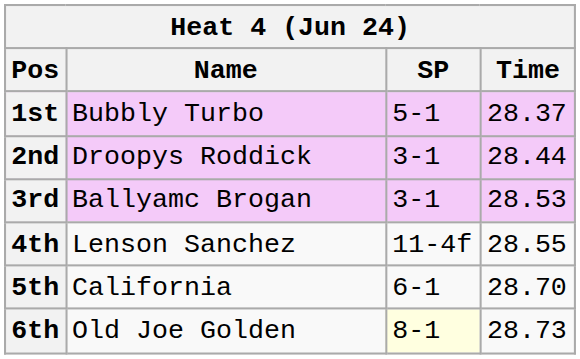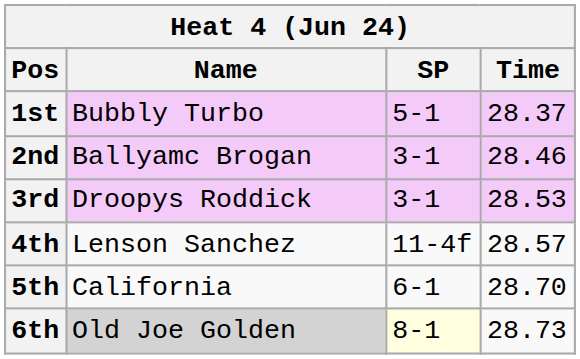(192, 157) Droopys Roddick -> (192, 157) Ballyamc Brogan
(527, 157) 28.44 -> (527, 157) 28.46
(192, 200) Ballyamc Brogan -> (192, 200) Droopys Roddick
(527, 244) 28.55 -> (527, 244) 28.57
(184, 331) no background -> (184, 331) lightgrey background
